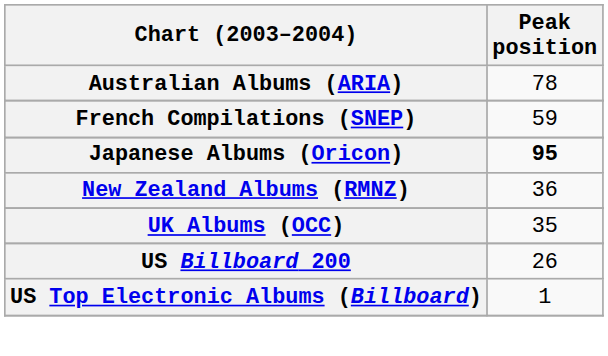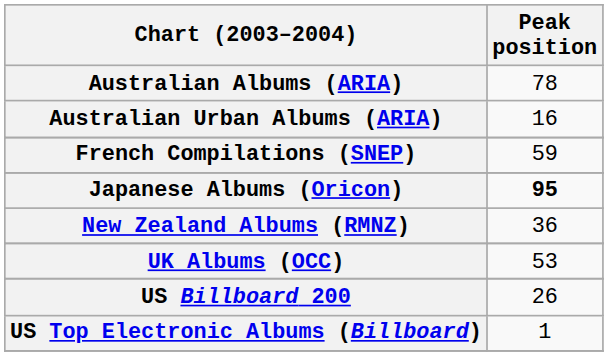+ row: (246, 119)
(545, 226) 35 -> (545, 261) 53
